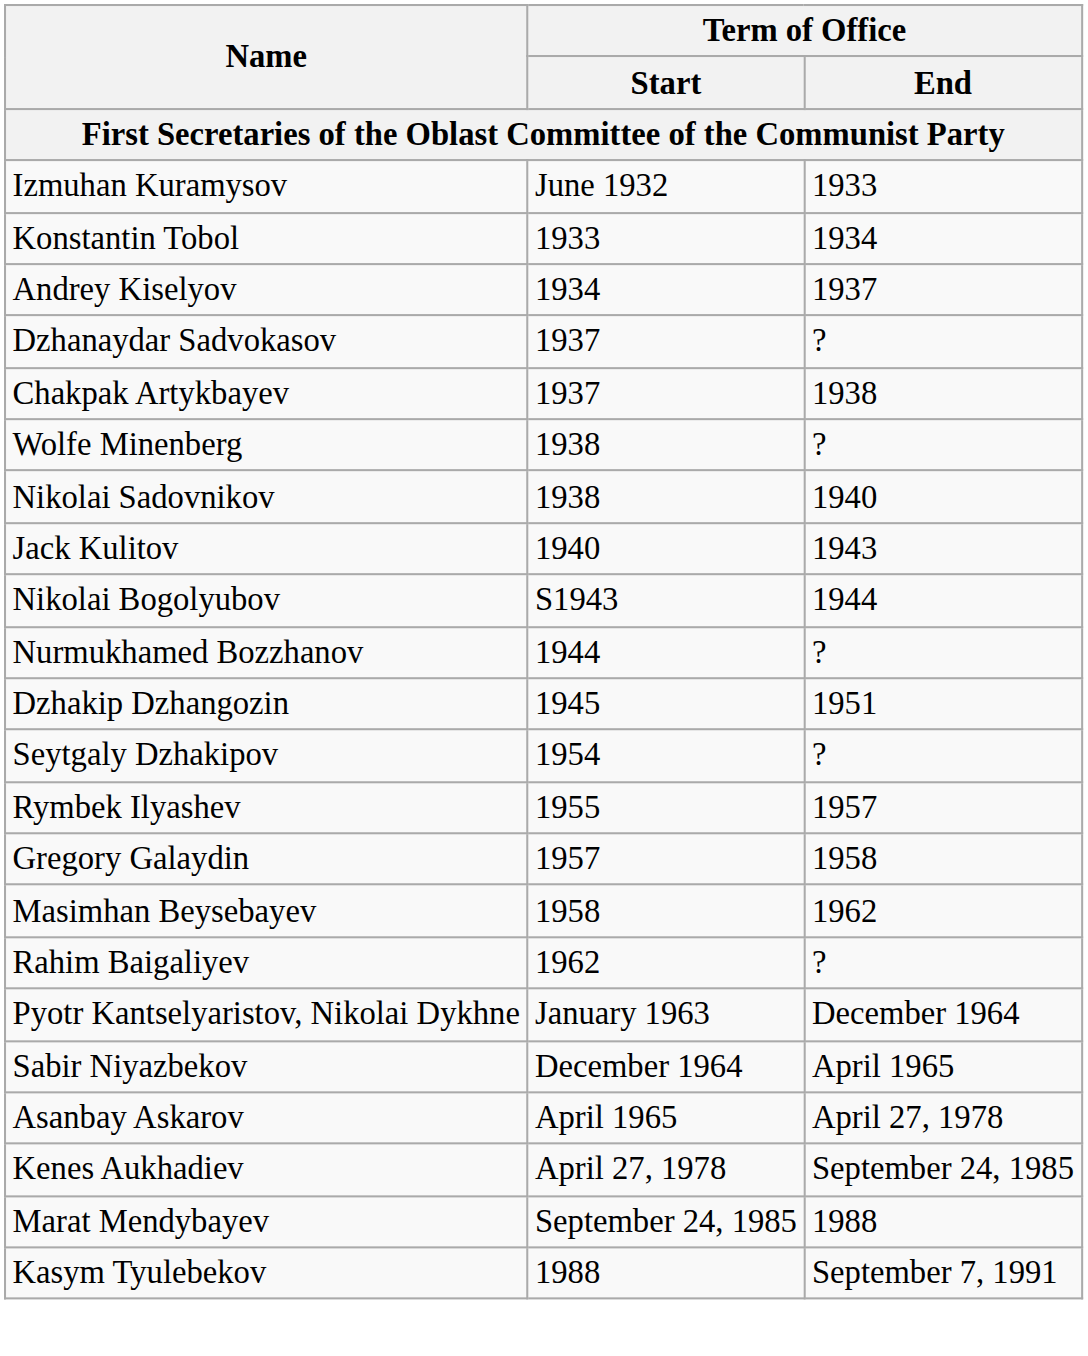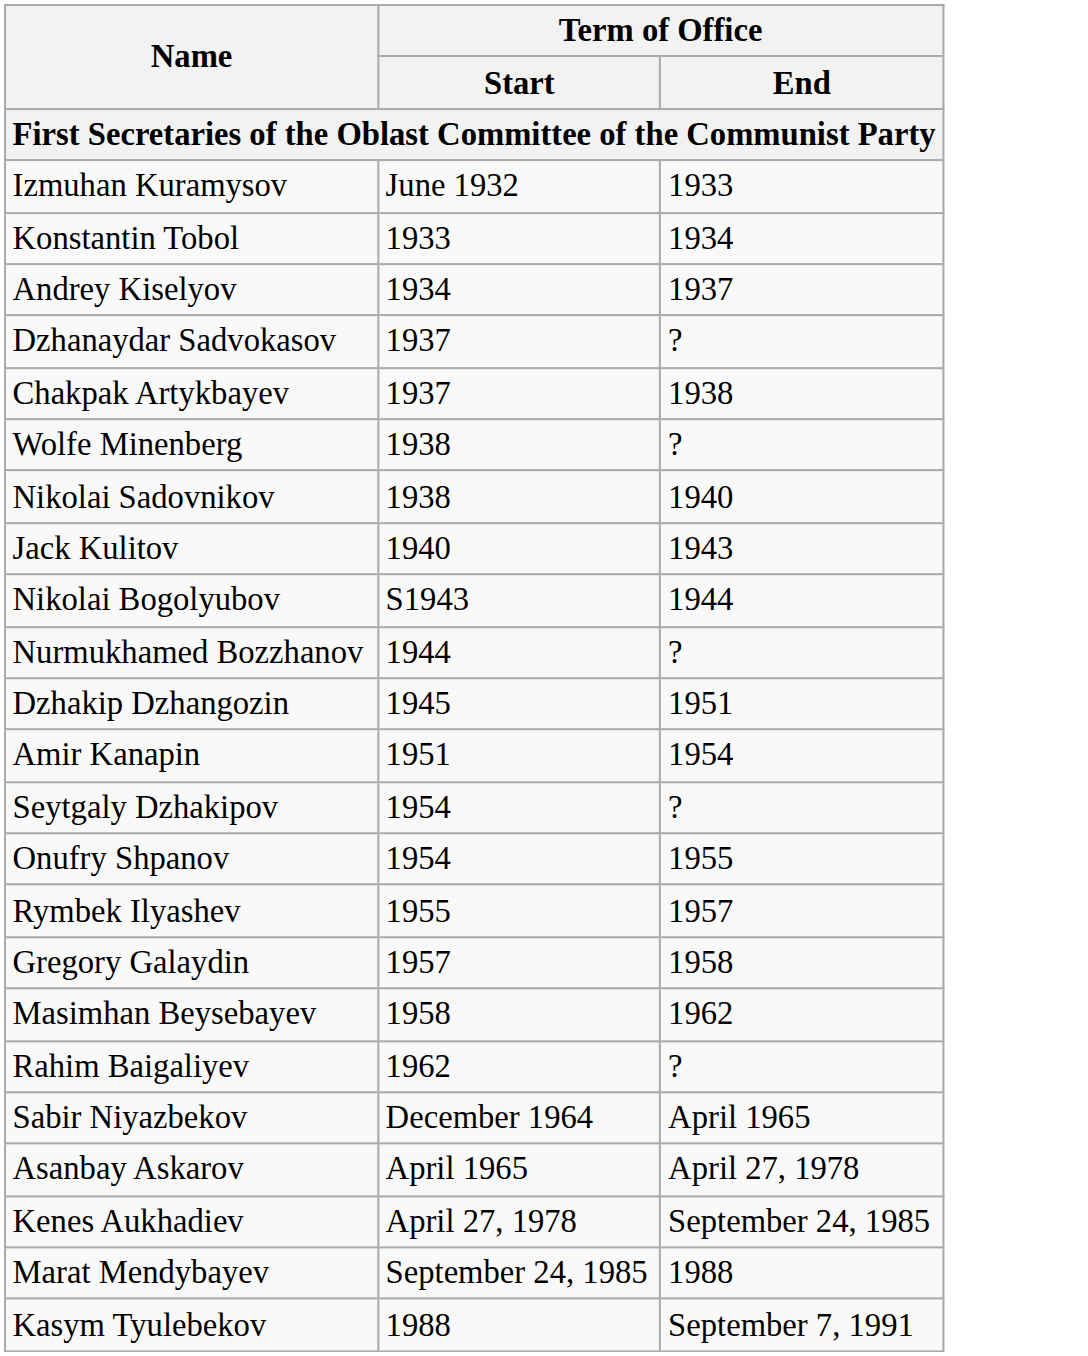+ row: (106, 755)
+ row: (121, 858)
- row: (266, 1013)
